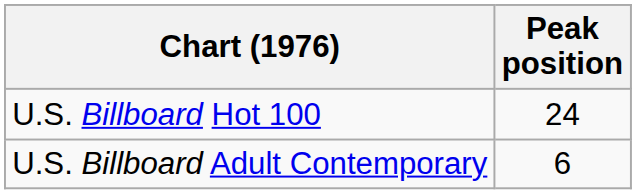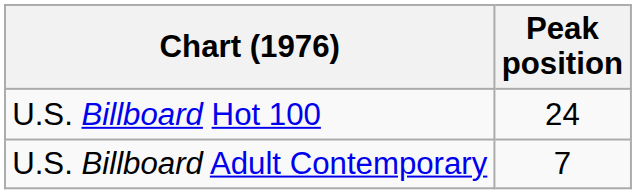(562, 163) 6 -> (562, 163) 7
